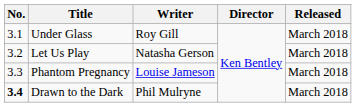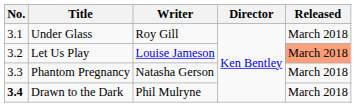(175, 53) Natasha Gerson -> (175, 53) Louise Jameson
(318, 53) no background -> (318, 53) lightsalmon background
(175, 72) Louise Jameson -> (175, 72) Natasha Gerson
